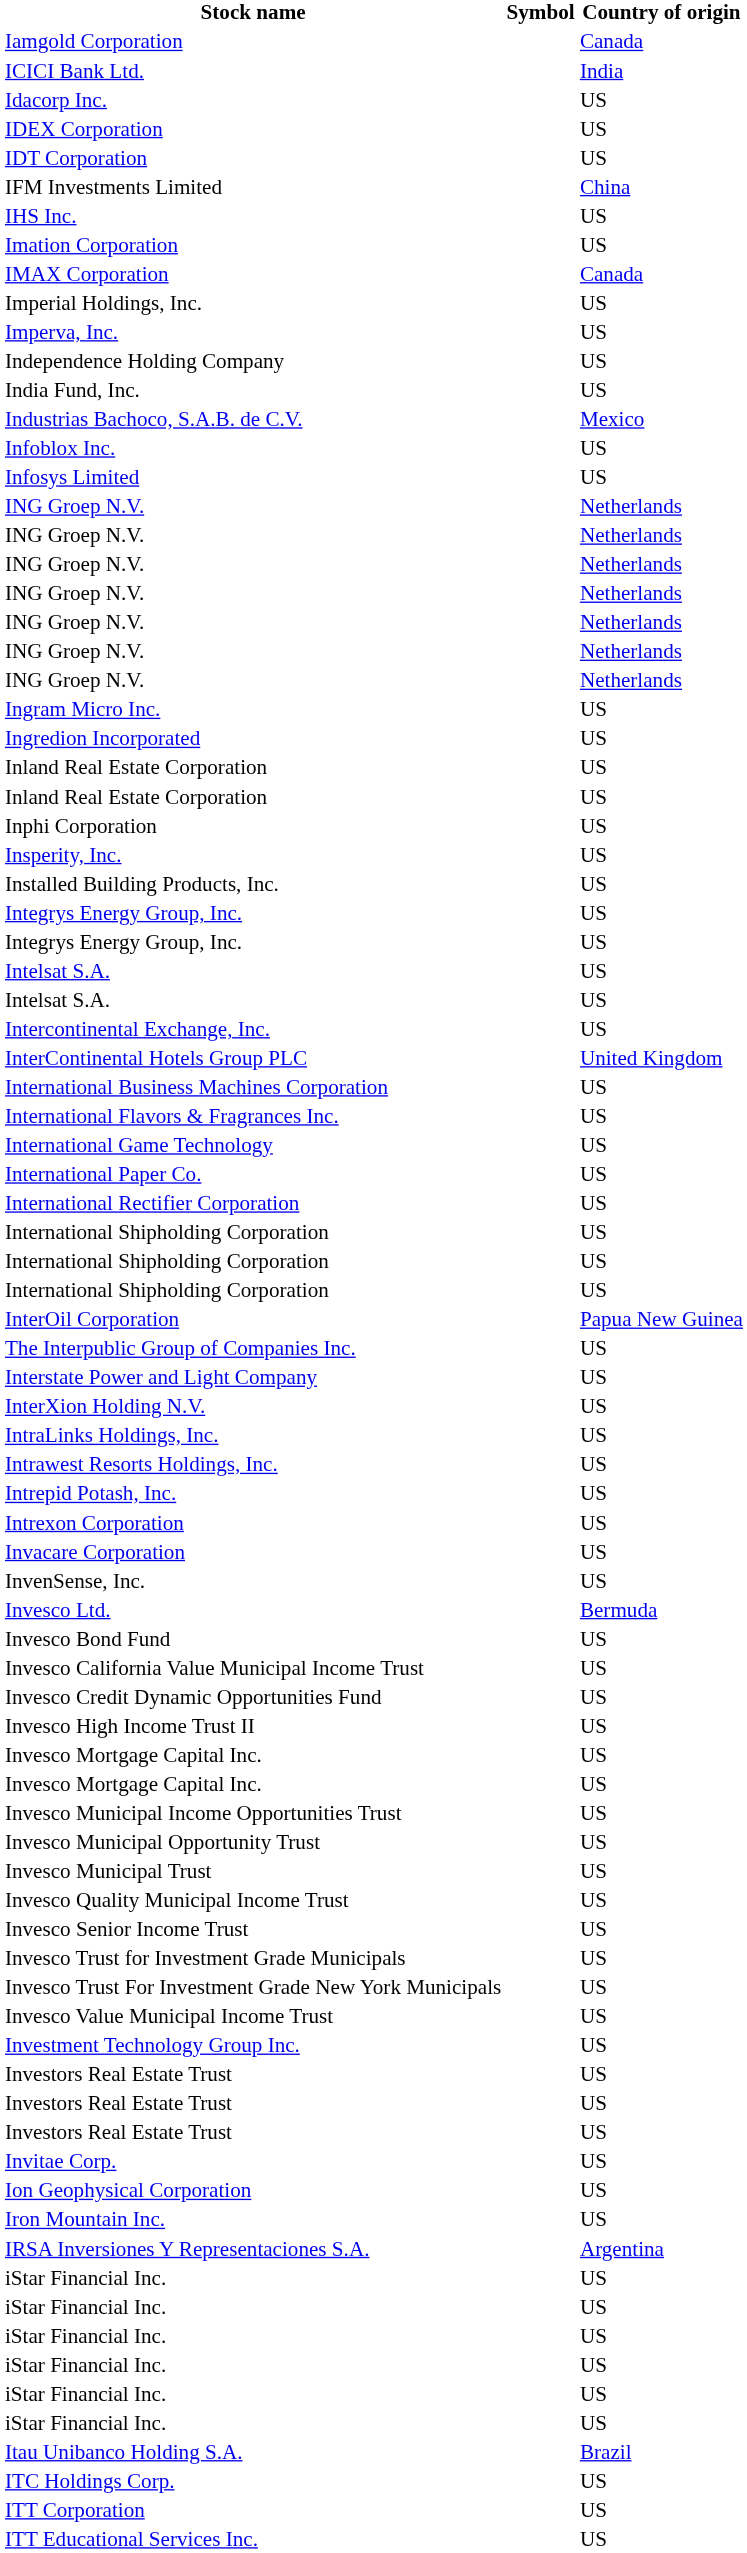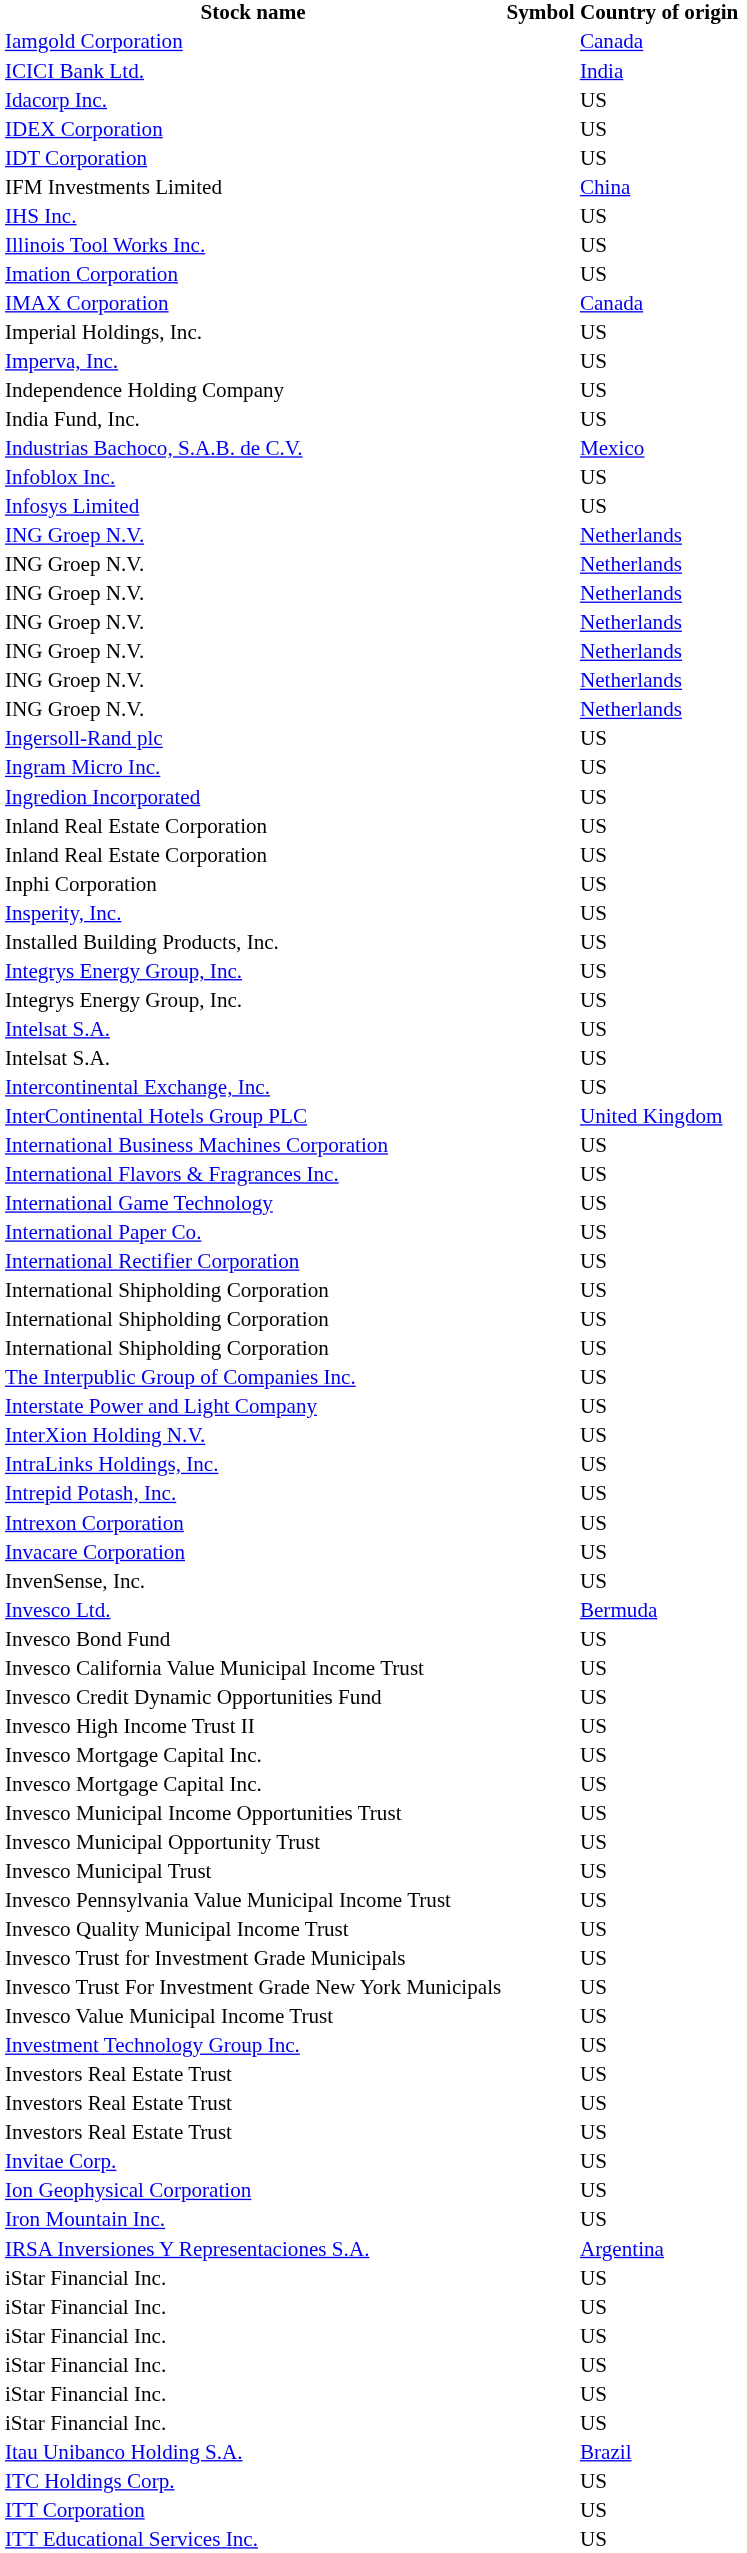+ row: (105, 245)
+ row: (84, 738)
- row: (92, 1319)
- row: (141, 1464)
+ row: (228, 1900)
- row: (127, 1929)
